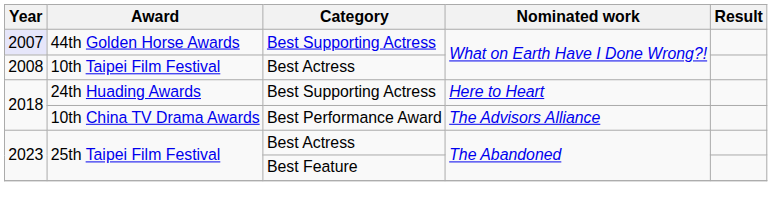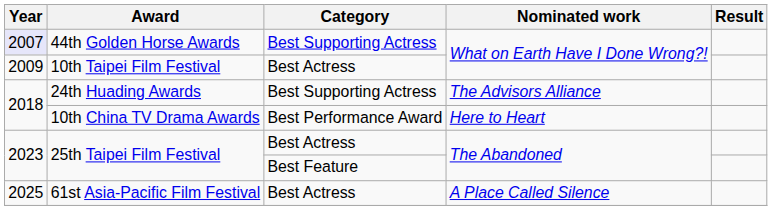(26, 67) 2008 -> (26, 67) 2009
(497, 92) Here to Heart -> (525, 92) The Advisors Alliance
(525, 117) The Advisors Alliance -> (497, 117) Here to Heart
+ row: (155, 192)
